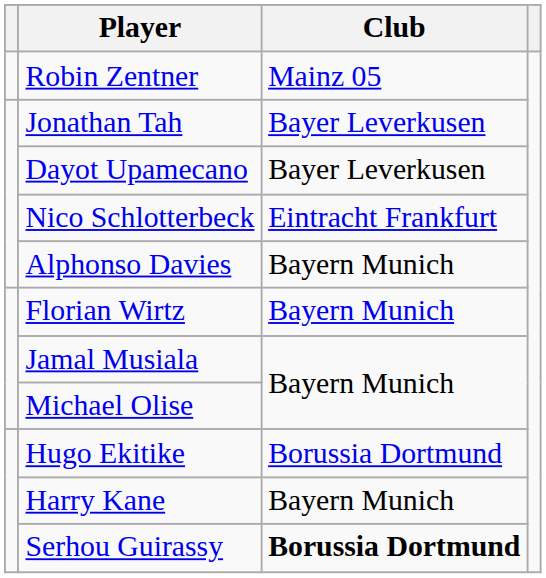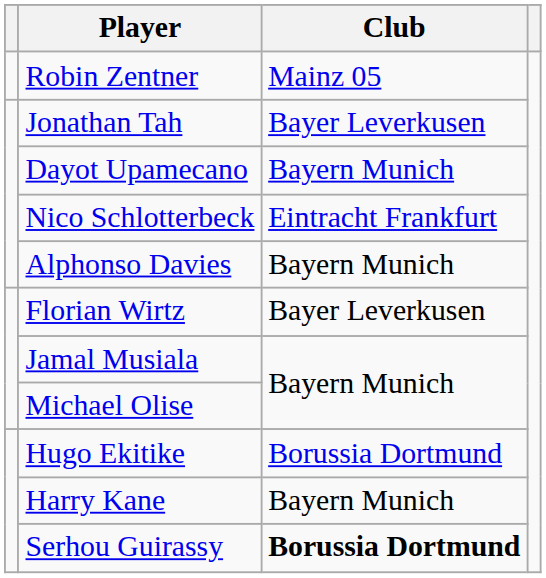(377, 169) Bayer Leverkusen -> (361, 169) Bayern Munich
(361, 311) Bayern Munich -> (377, 311) Bayer Leverkusen
